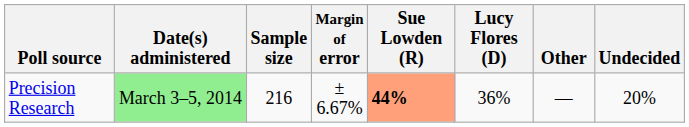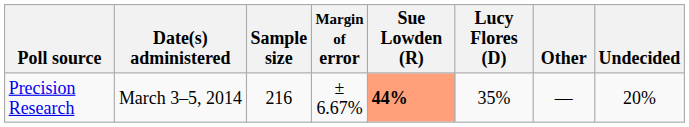(180, 97) lightgreen background -> (180, 97) no background
(494, 97) 36% -> (494, 97) 35%
